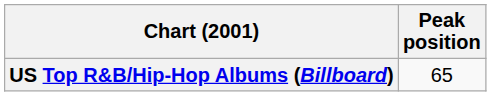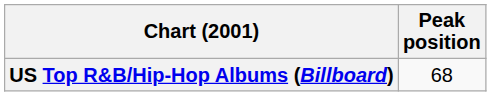(442, 74) 65 -> (442, 74) 68
